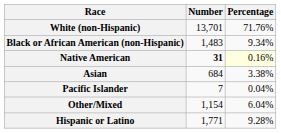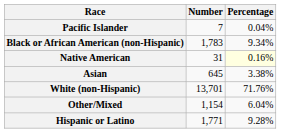rows swapped: (95, 27) <-> (95, 89)
(212, 43) 1,483 -> (212, 43) 1,783
(218, 58) bold -> (218, 58) normal
(216, 74) 684 -> (216, 74) 645
